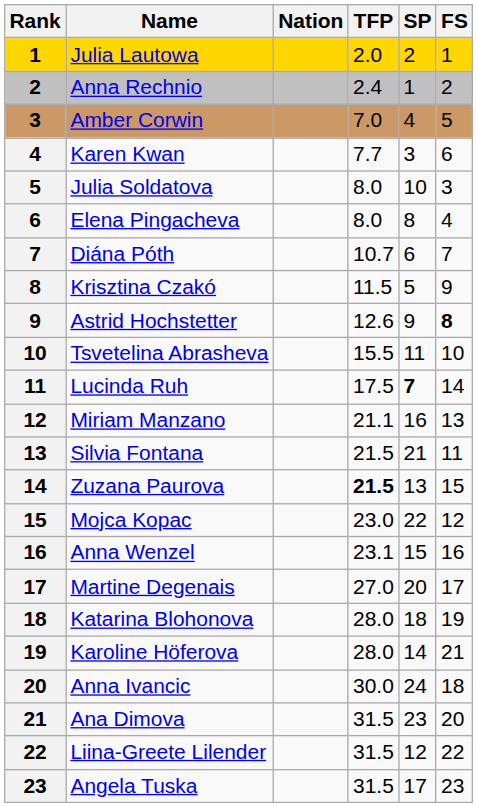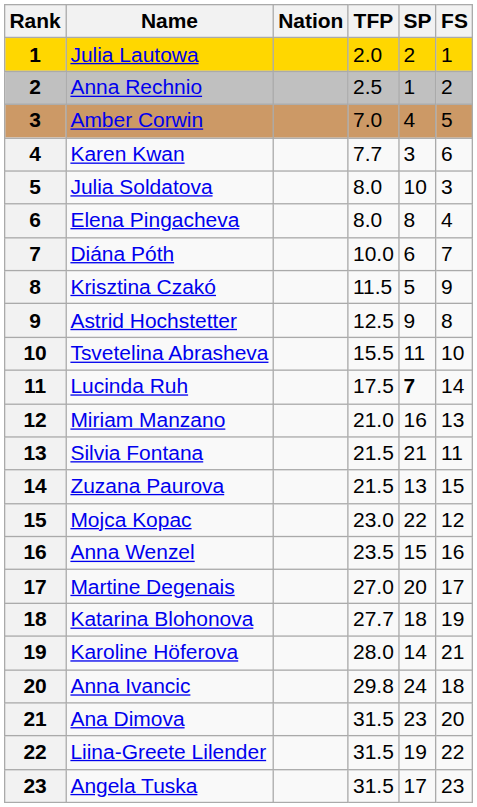(368, 87) 2.4 -> (368, 87) 2.5
(373, 253) 10.7 -> (373, 253) 10.0
(373, 320) 12.6 -> (373, 320) 12.5
(447, 320) bold -> (447, 320) normal
(373, 420) 21.1 -> (373, 420) 21.0
(373, 486) bold -> (373, 486) normal
(373, 552) 23.1 -> (373, 552) 23.5
(373, 619) 28.0 -> (373, 619) 27.7
(373, 685) 30.0 -> (373, 685) 29.8
(415, 752) 12 -> (415, 752) 19
